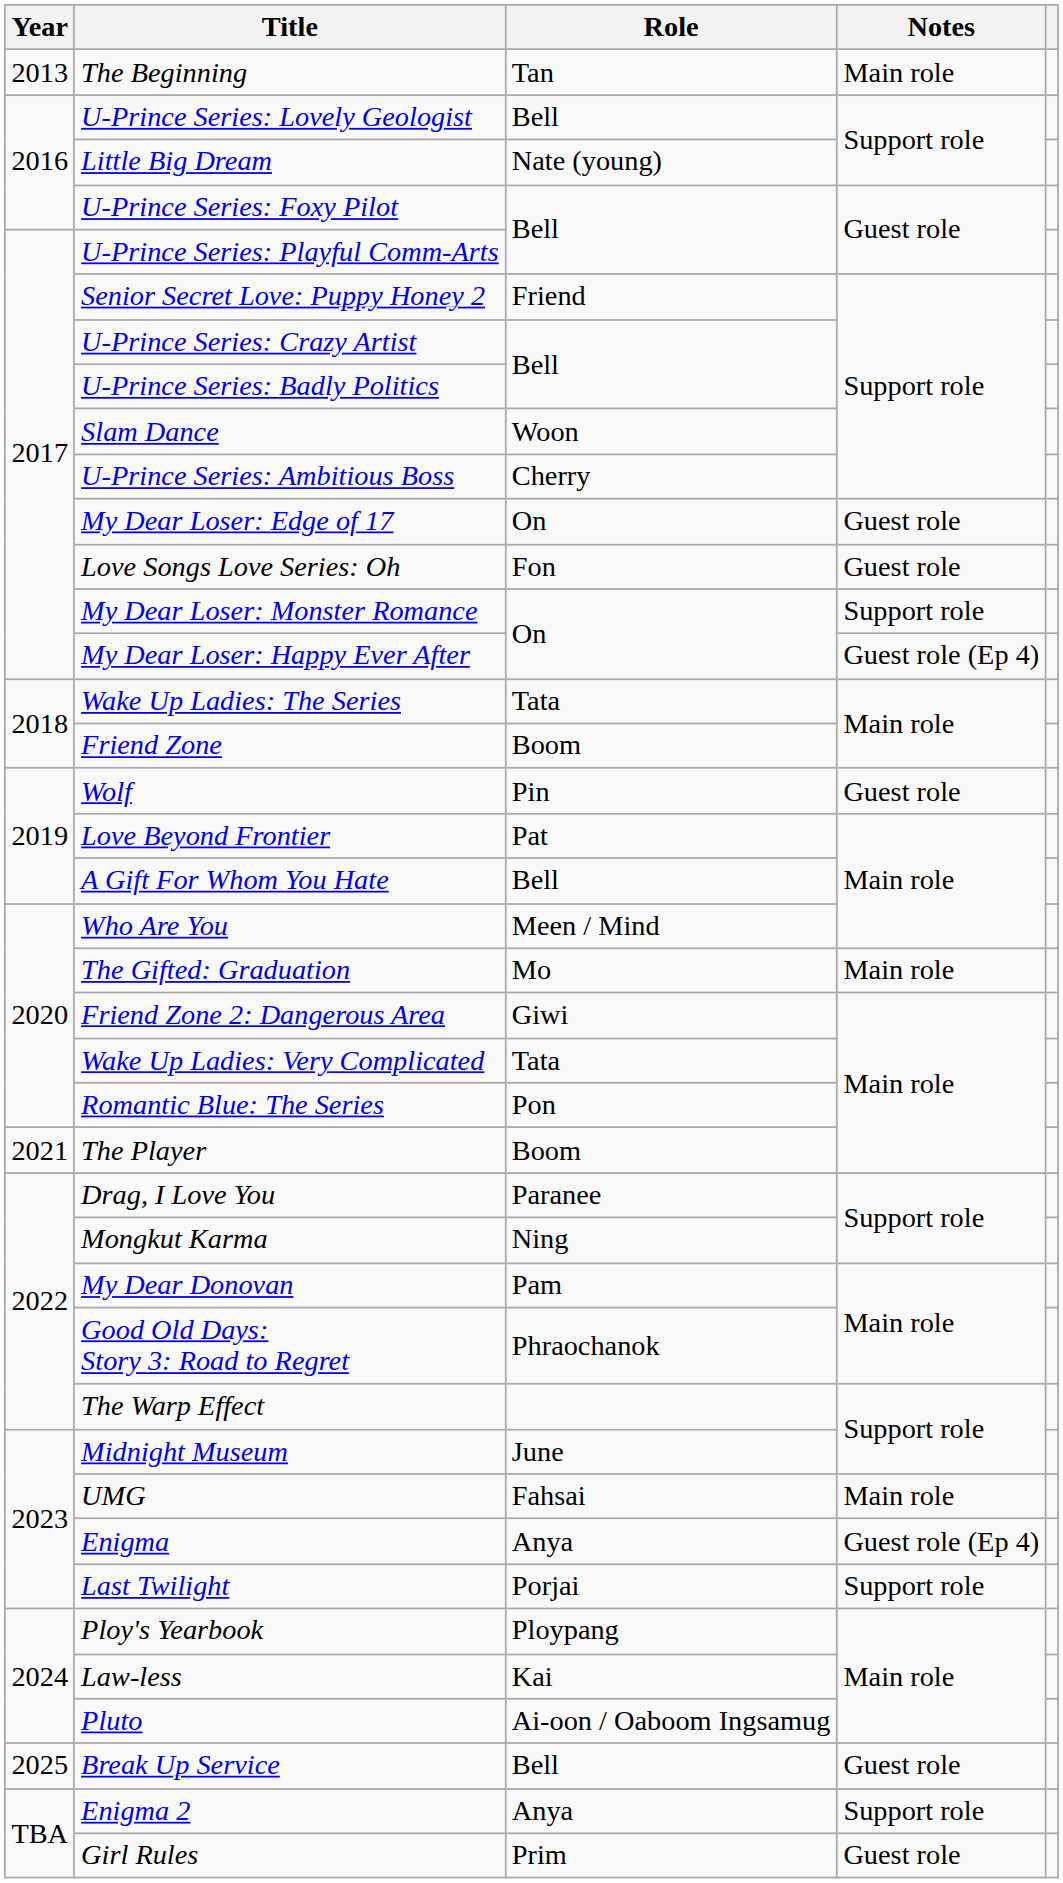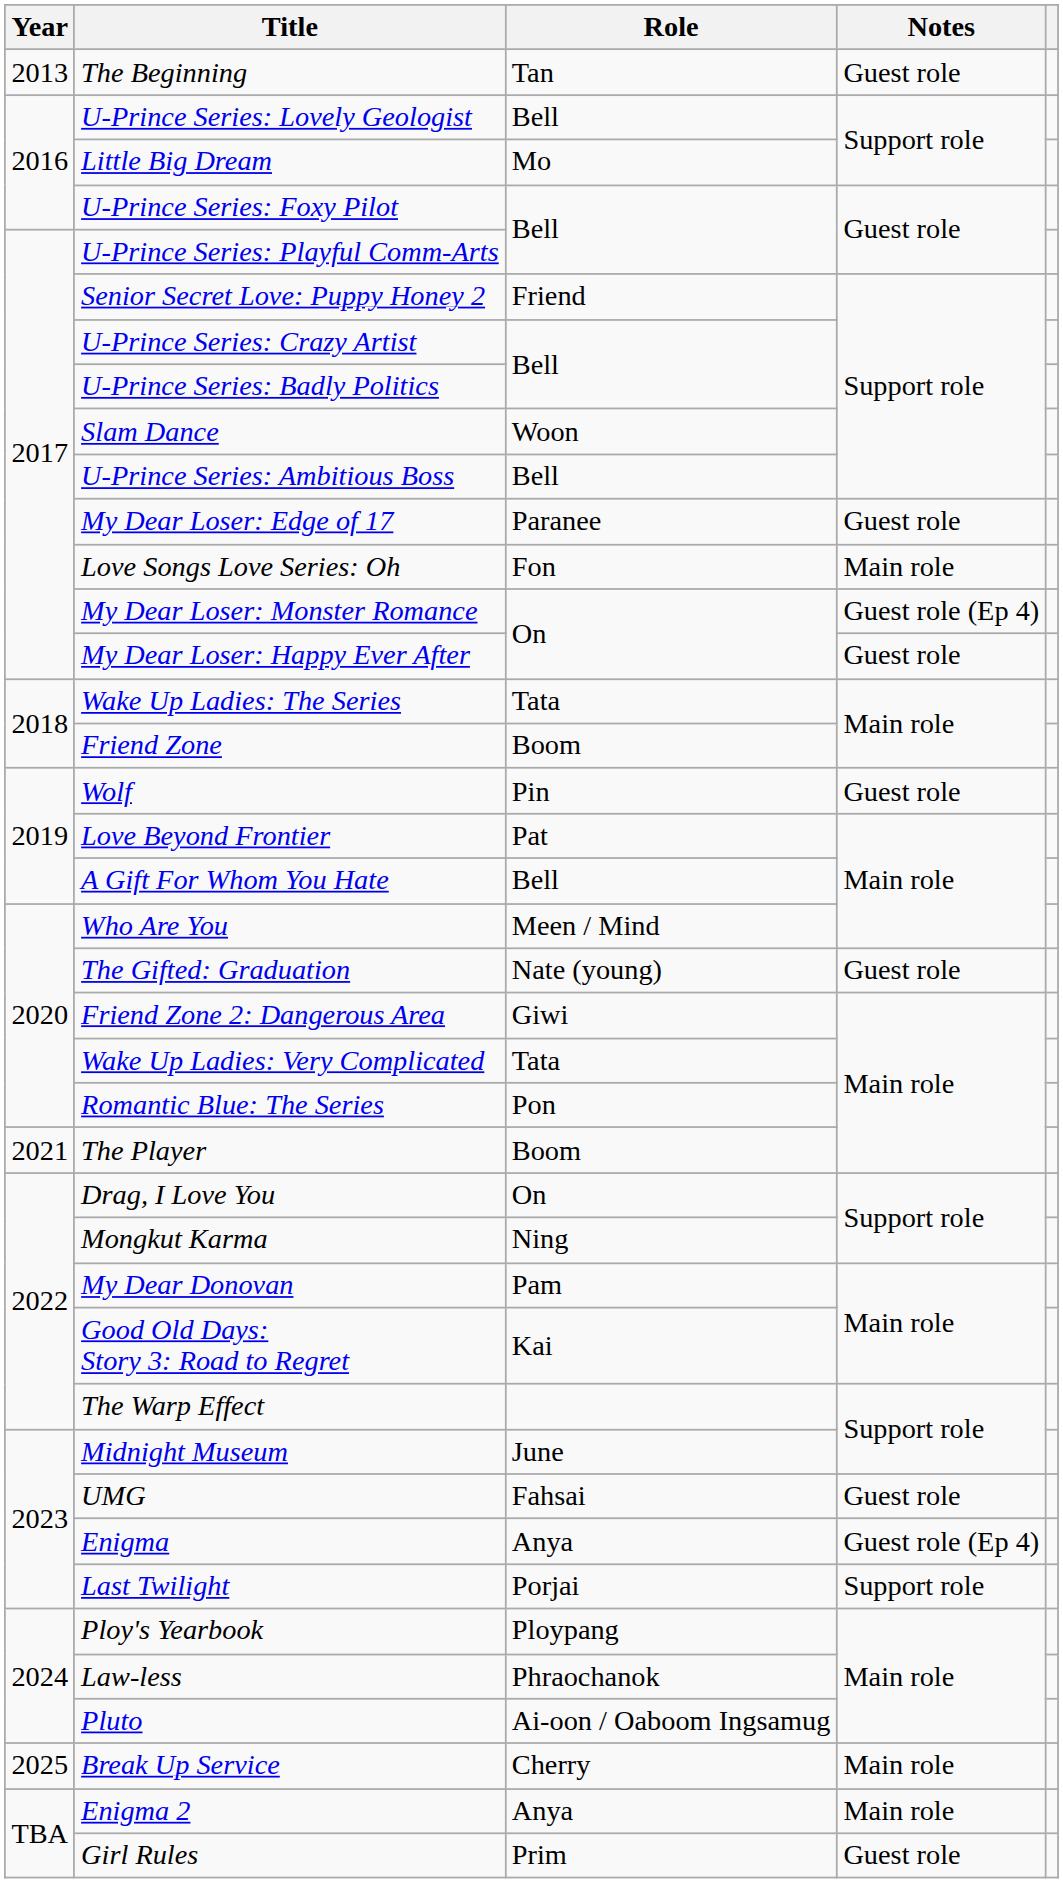(899, 71) Main role -> (902, 71) Guest role
(587, 161) Nate (young) -> (531, 161) Mo
(551, 476) Cherry -> (535, 476) Bell
(529, 521) On -> (557, 521) Paranee
(902, 565) Guest role -> (899, 565) Main role
(914, 610) Support role -> (941, 610) Guest role (Ep 4)
(941, 655) Guest role (Ep 4) -> (902, 655) Guest role
(531, 970) Mo -> (587, 970) Nate (young)
(899, 970) Main role -> (902, 970) Guest role
(557, 1194) Paranee -> (529, 1194) On
(586, 1345) Phraochanok -> (532, 1345) Kai
(899, 1496) Main role -> (902, 1496) Guest role
(532, 1675) Kai -> (586, 1675) Phraochanok
(535, 1765) Bell -> (551, 1765) Cherry
(902, 1765) Guest role -> (899, 1765) Main role
(914, 1810) Support role -> (899, 1810) Main role
